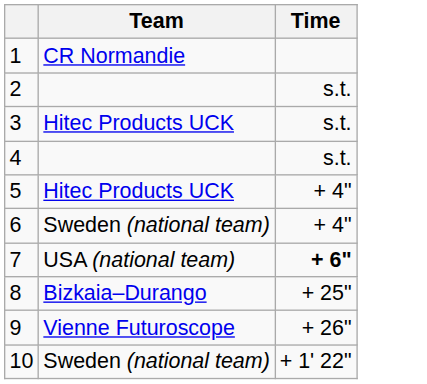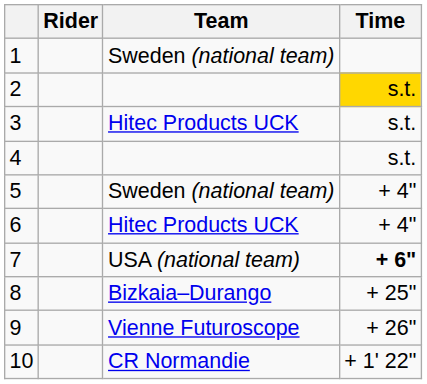+ column: (71, 21)
(114, 55) CR Normandie -> (221, 55) Sweden (national team)
(337, 89) no background -> (402, 89) gold background
(139, 191) Hitec Products UCK -> (221, 191) Sweden (national team)
(157, 225) Sweden (national team) -> (203, 225) Hitec Products UCK
(157, 361) Sweden (national team) -> (179, 361) CR Normandie
